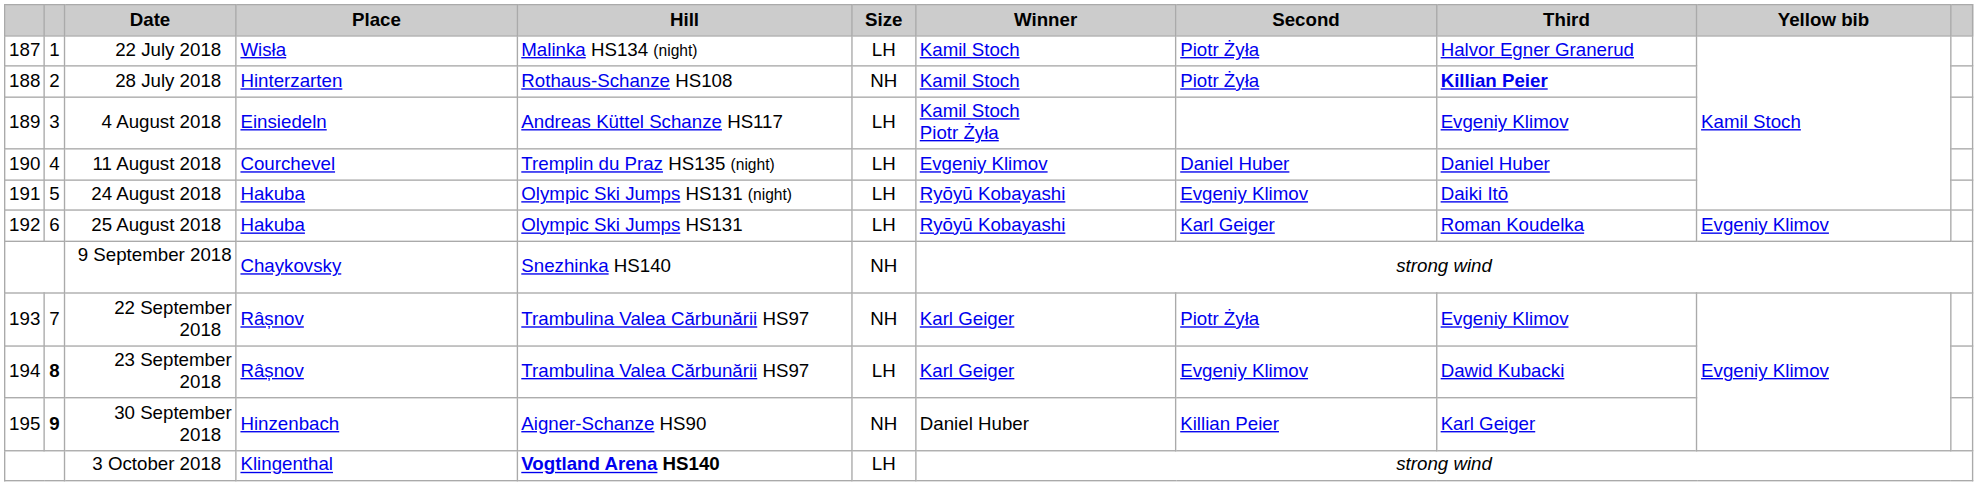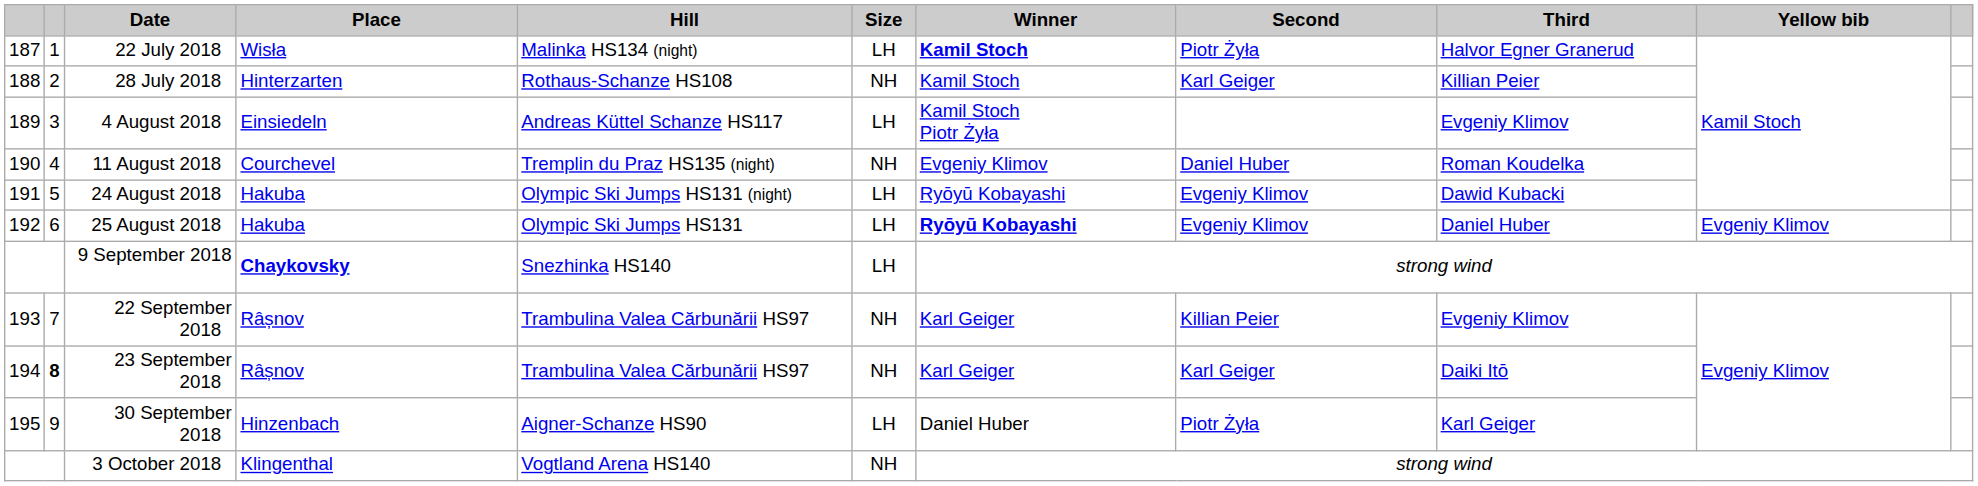(970, 50) normal -> (974, 50) bold
(1220, 80) Piotr Żyła -> (1228, 80) Karl Geiger
(1494, 80) bold -> (1490, 80) normal
(884, 163) LH -> (884, 163) NH
(1495, 163) Daniel Huber -> (1512, 163) Roman Koudelka
(1474, 194) Daiki Itō -> (1502, 194) Dawid Kubacki
(993, 224) normal -> (998, 224) bold
(1228, 224) Karl Geiger -> (1244, 224) Evgeniy Klimov
(1512, 224) Roman Koudelka -> (1495, 224) Daniel Huber
(291, 266) normal -> (295, 266) bold
(884, 266) NH -> (884, 266) LH
(1220, 318) Piotr Żyła -> (1230, 318) Killian Peier
(884, 371) LH -> (884, 371) NH
(1244, 371) Evgeniy Klimov -> (1228, 371) Karl Geiger
(1502, 371) Dawid Kubacki -> (1474, 371) Daiki Itō
(54, 423) bold -> (54, 423) normal
(884, 423) NH -> (884, 423) LH
(1230, 423) Killian Peier -> (1220, 423) Piotr Żyła
(621, 464) bold -> (616, 464) normal
(884, 464) LH -> (884, 464) NH
